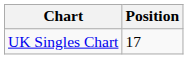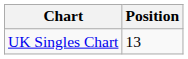(133, 41) 17 -> (133, 41) 13
